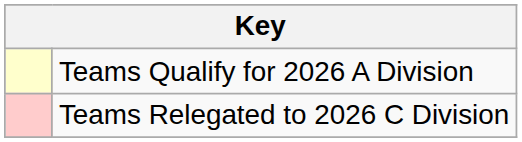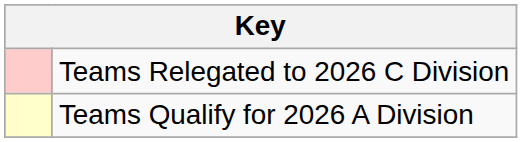rows swapped: (266, 70) <-> (284, 114)
